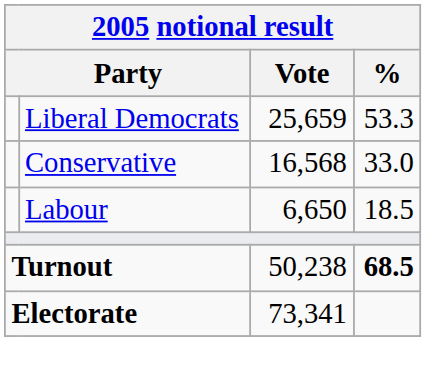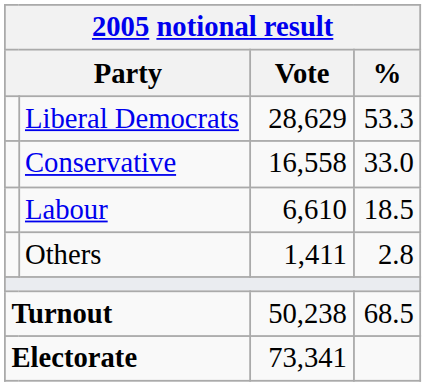(308, 118) 25,659 -> (308, 118) 28,629
(308, 163) 16,568 -> (308, 163) 16,558
(315, 208) 6,650 -> (315, 208) 6,610
+ row: (63, 254)
(389, 267) bold -> (389, 312) normal
